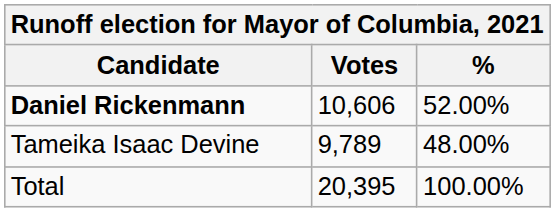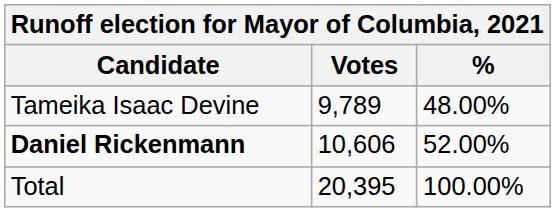rows swapped: (128, 105) <-> (135, 145)
